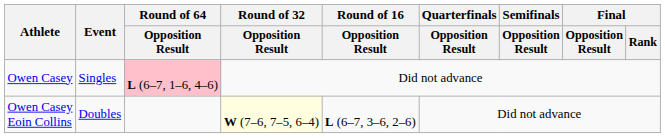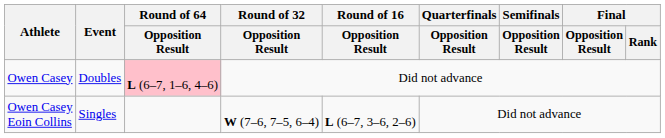(97, 78) Singles -> (100, 78) Doubles
(100, 114) Doubles -> (97, 114) Singles
(271, 122) lightyellow background -> (271, 122) no background
